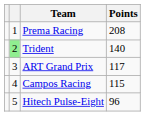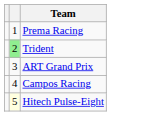- column: (123, 12)
(15, 101) no background -> (15, 101) lightyellow background
